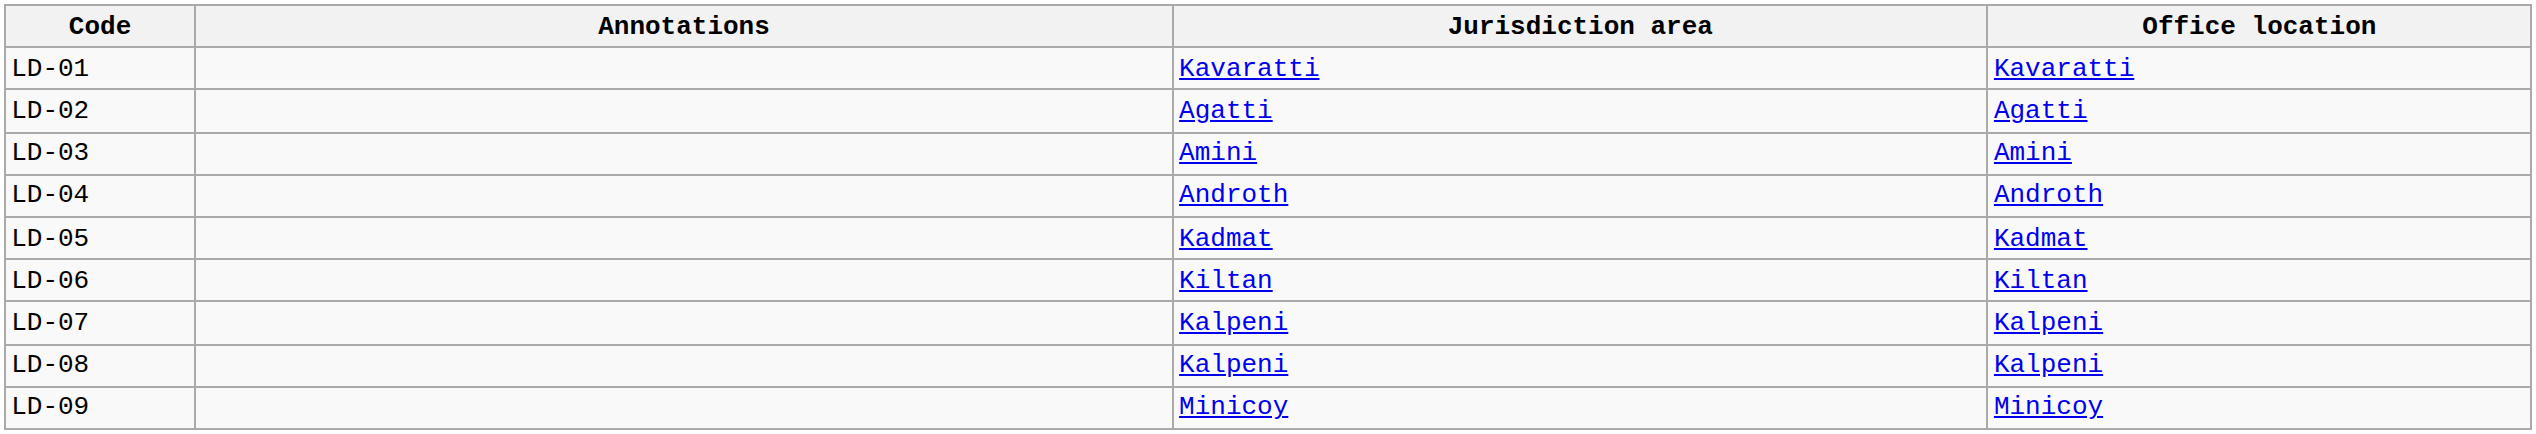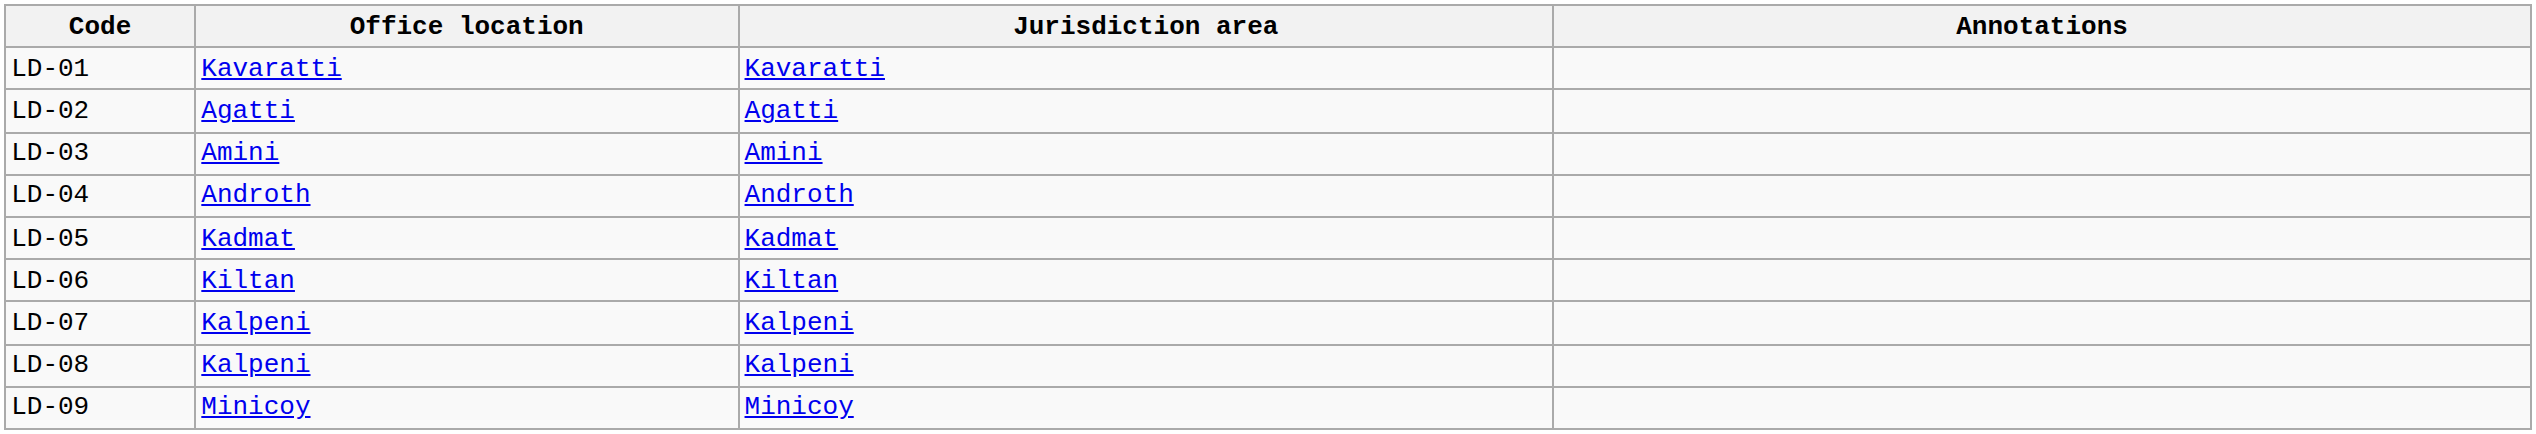columns swapped: (2259, 26) <-> (684, 26)
